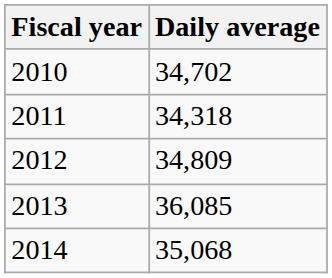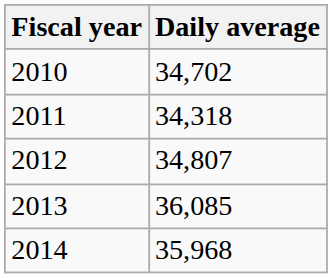(194, 160) 34,809 -> (194, 160) 34,807
(194, 250) 35,068 -> (194, 250) 35,968
